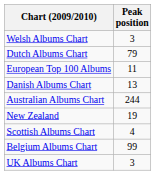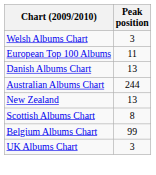- row: (47, 54)
(132, 116) 19 -> (132, 100) 13
(132, 131) 4 -> (132, 116) 8
